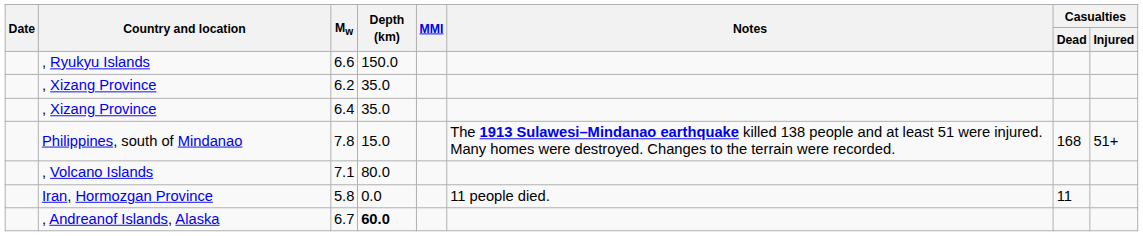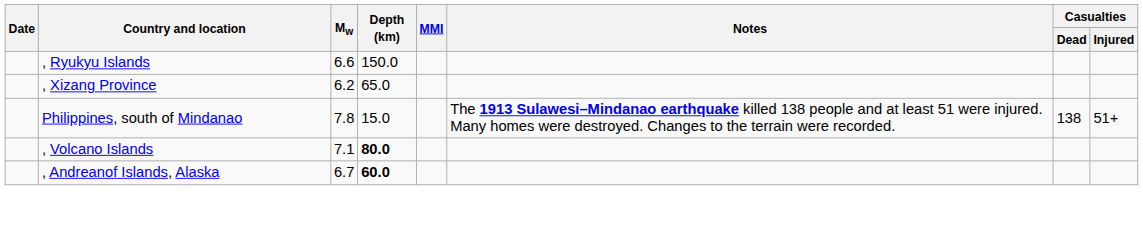(376, 86) 35.0 -> (376, 86) 65.0
- row: (344, 109)
(1069, 141) 168 -> (1069, 117) 138
(376, 172) normal -> (376, 149) bold
- row: (344, 196)
